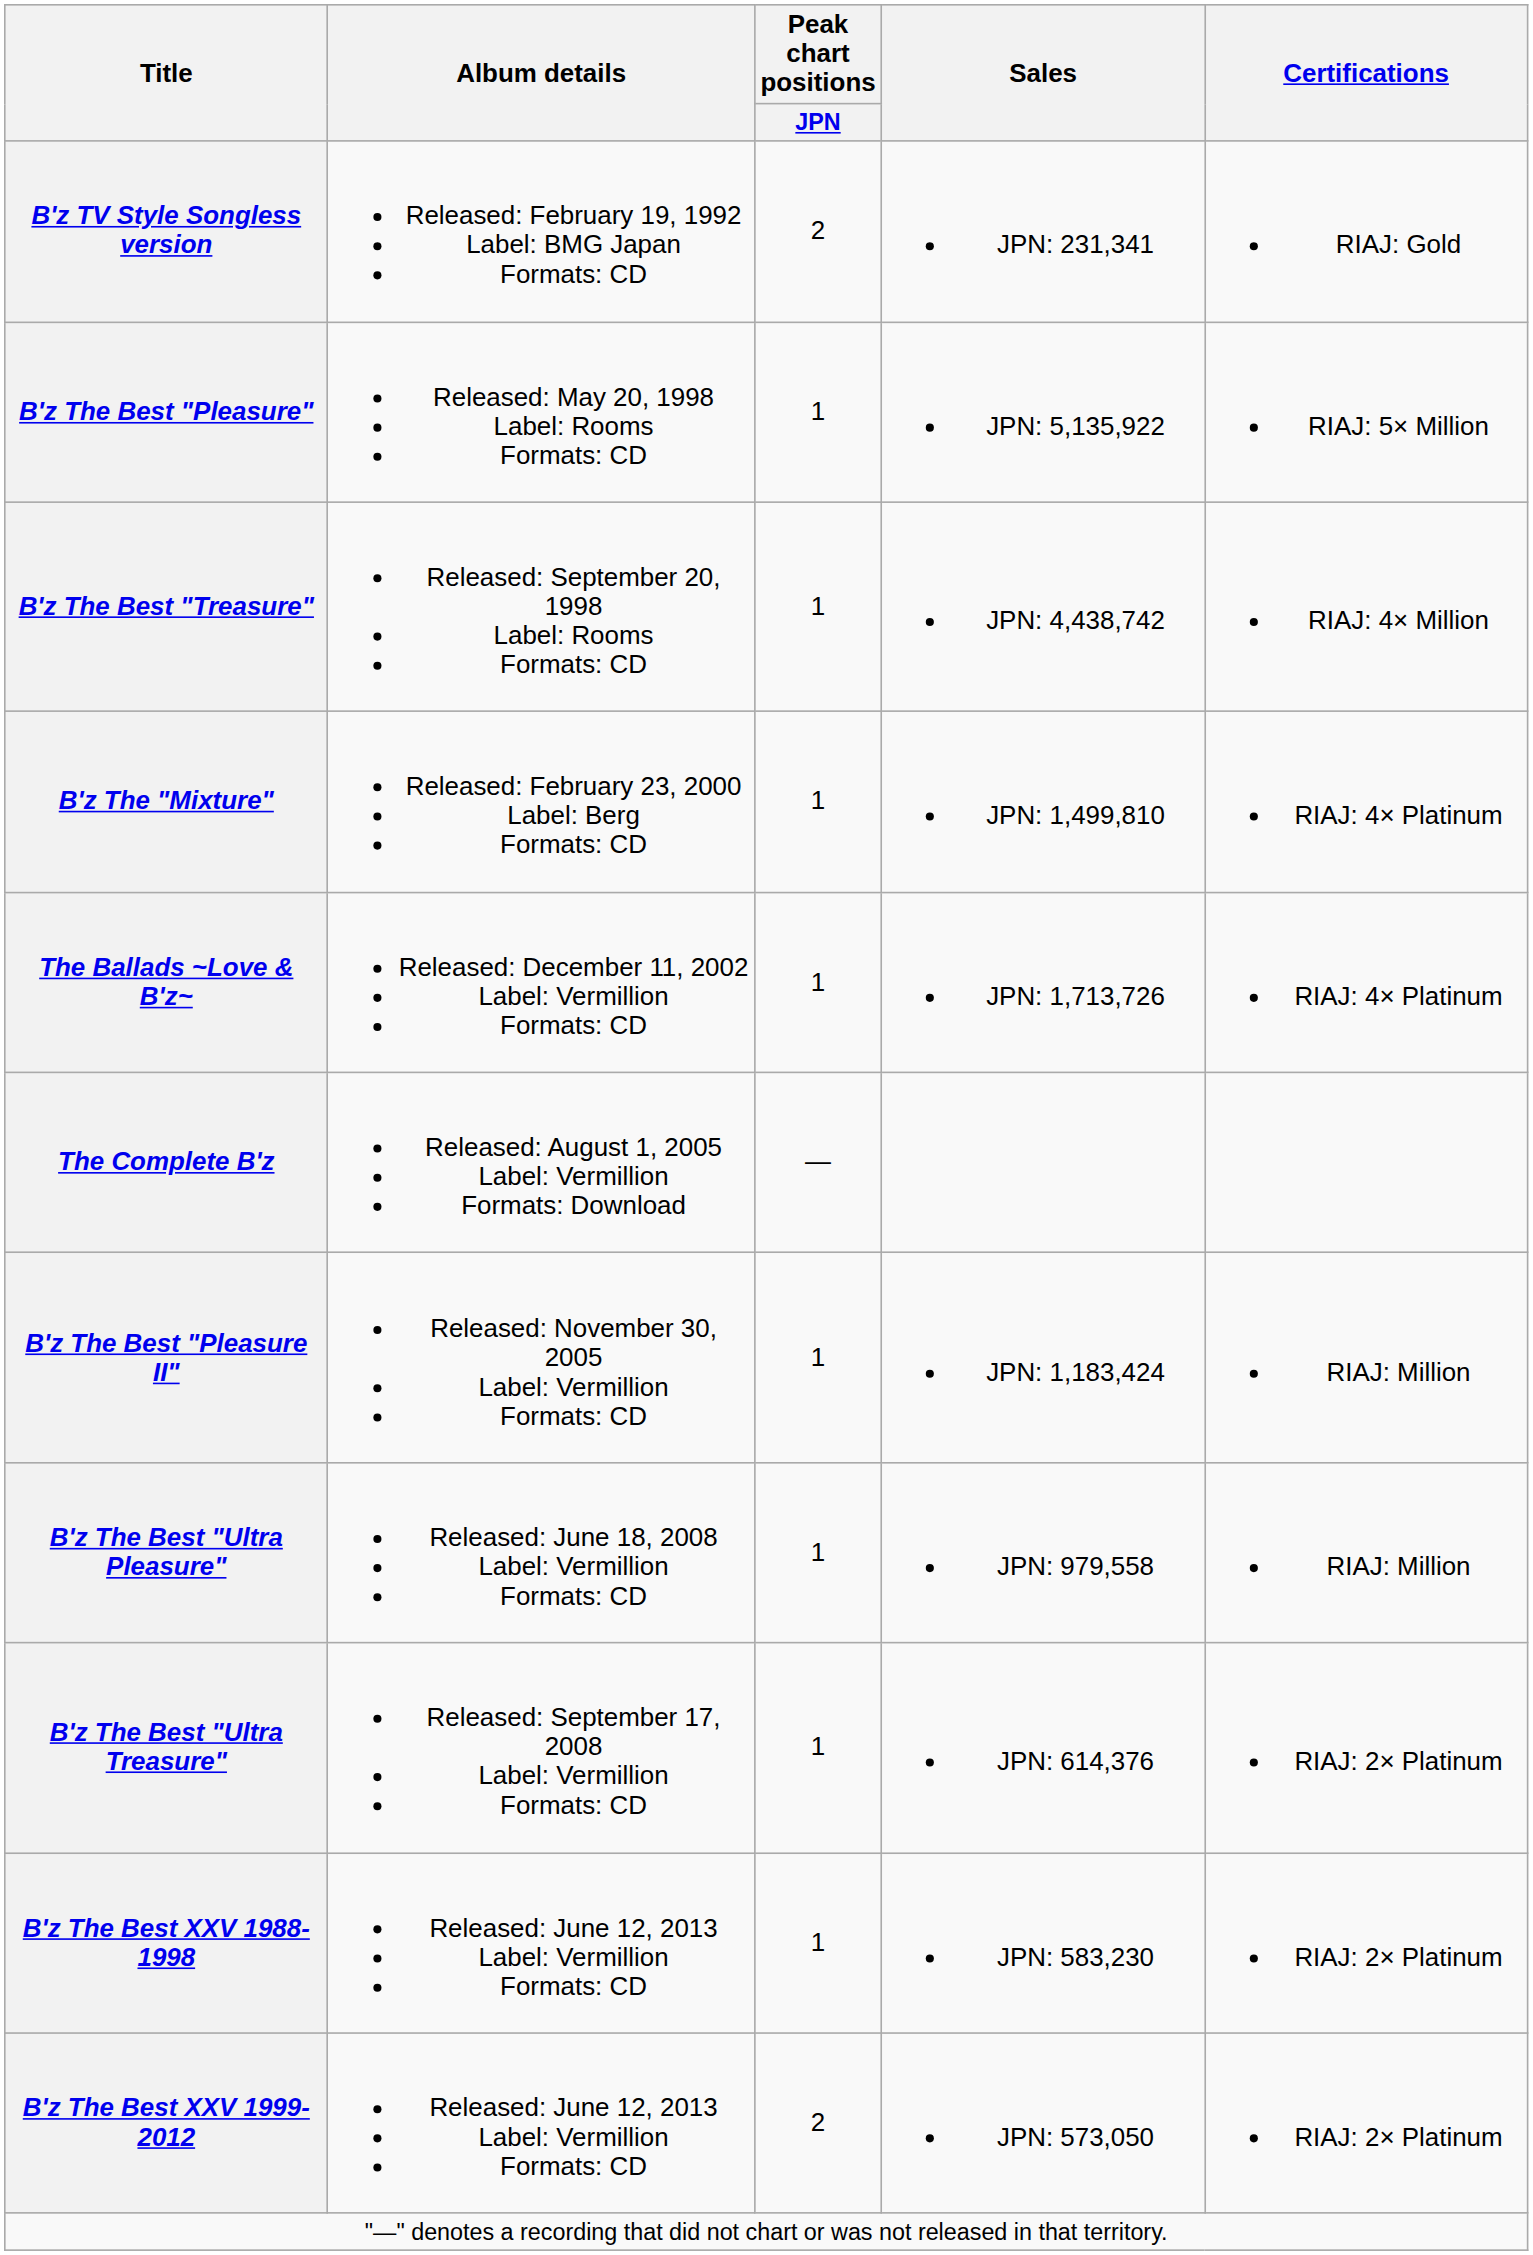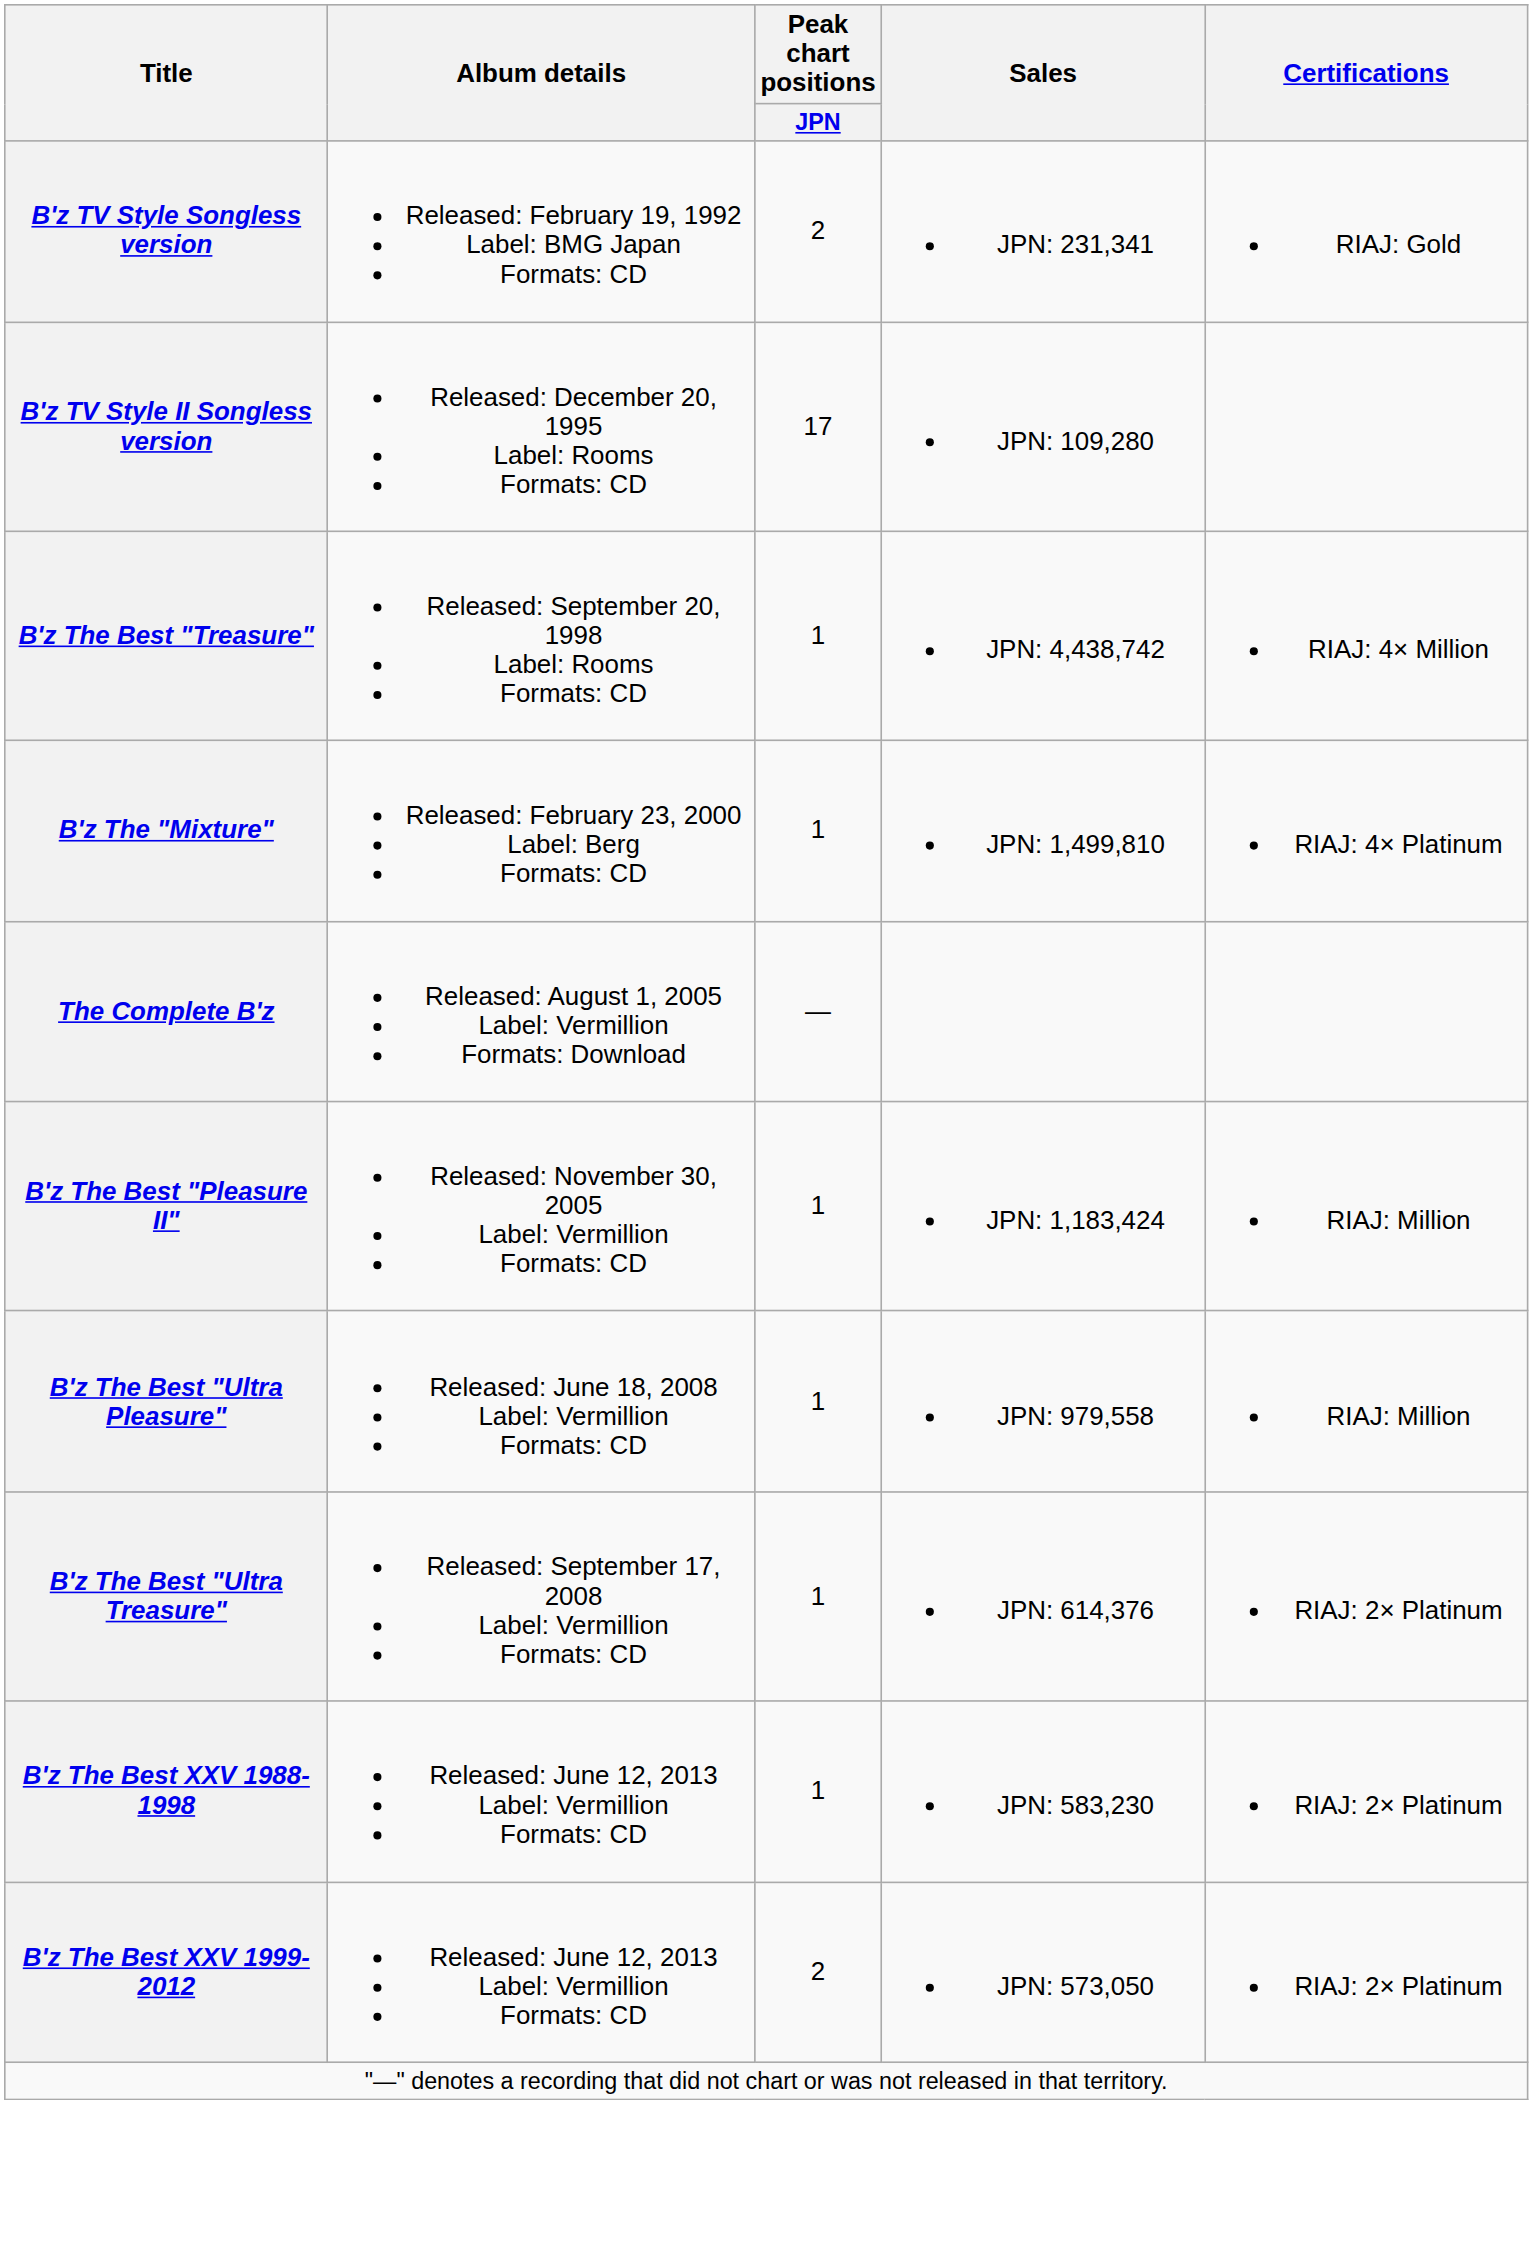+ row: (166, 426)
- row: (166, 411)
- row: (166, 981)
